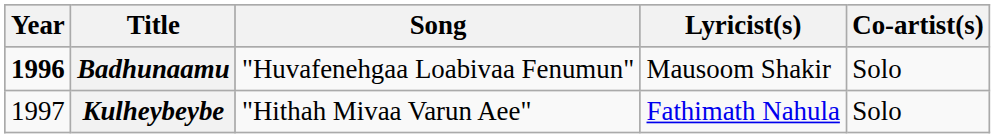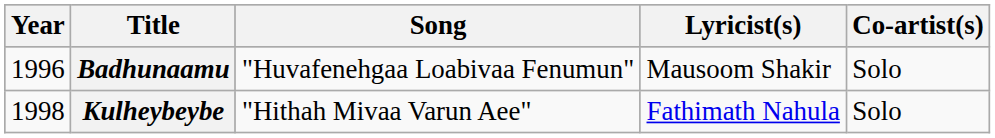(38, 68) bold -> (38, 68) normal
(38, 111) 1997 -> (38, 111) 1998
